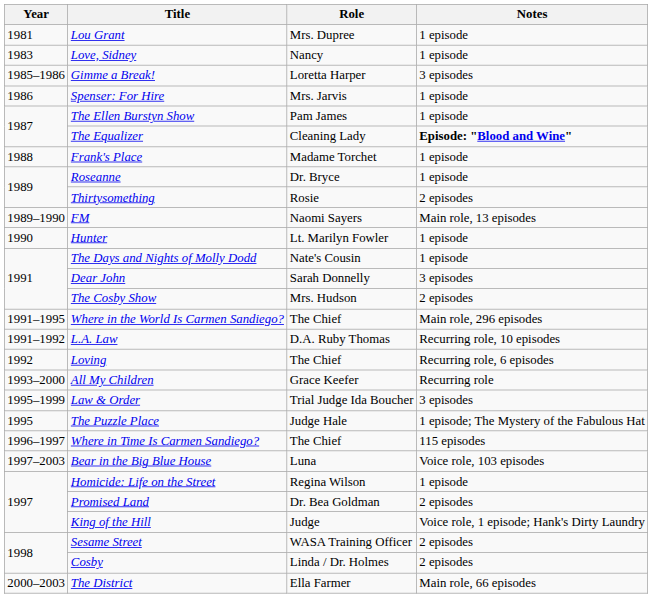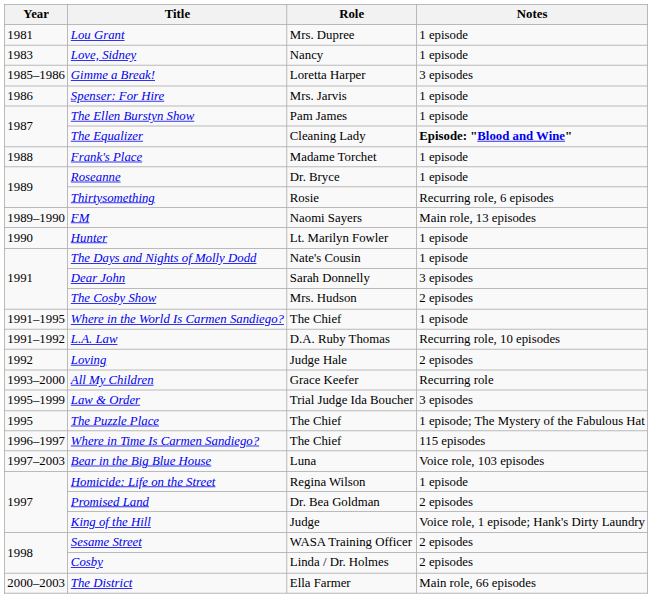(446, 197) 2 episodes -> (487, 197) Recurring role, 6 episodes
(481, 319) Main role, 296 episodes -> (444, 319) 1 episode
(316, 359) The Chief -> (318, 359) Judge Hale
(487, 359) Recurring role, 6 episodes -> (446, 359) 2 episodes
(318, 420) Judge Hale -> (316, 420) The Chief
